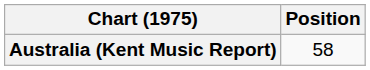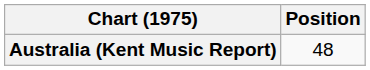(323, 49) 58 -> (323, 49) 48
